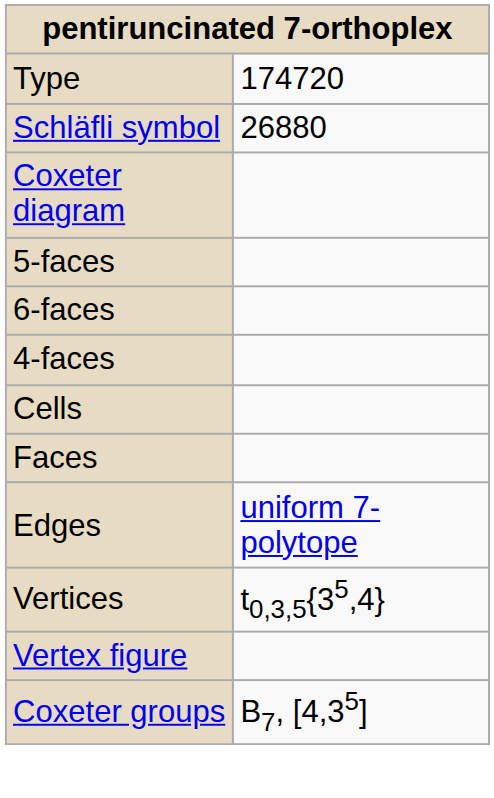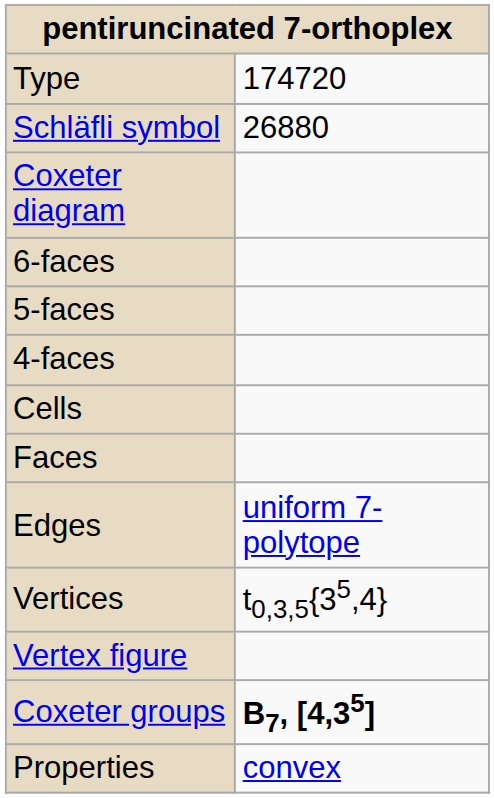rows swapped: (64, 310) <-> (64, 260)
(304, 712) normal -> (309, 712) bold
+ row: (84, 768)
